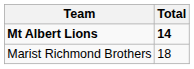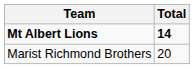(164, 53) 18 -> (164, 53) 20
